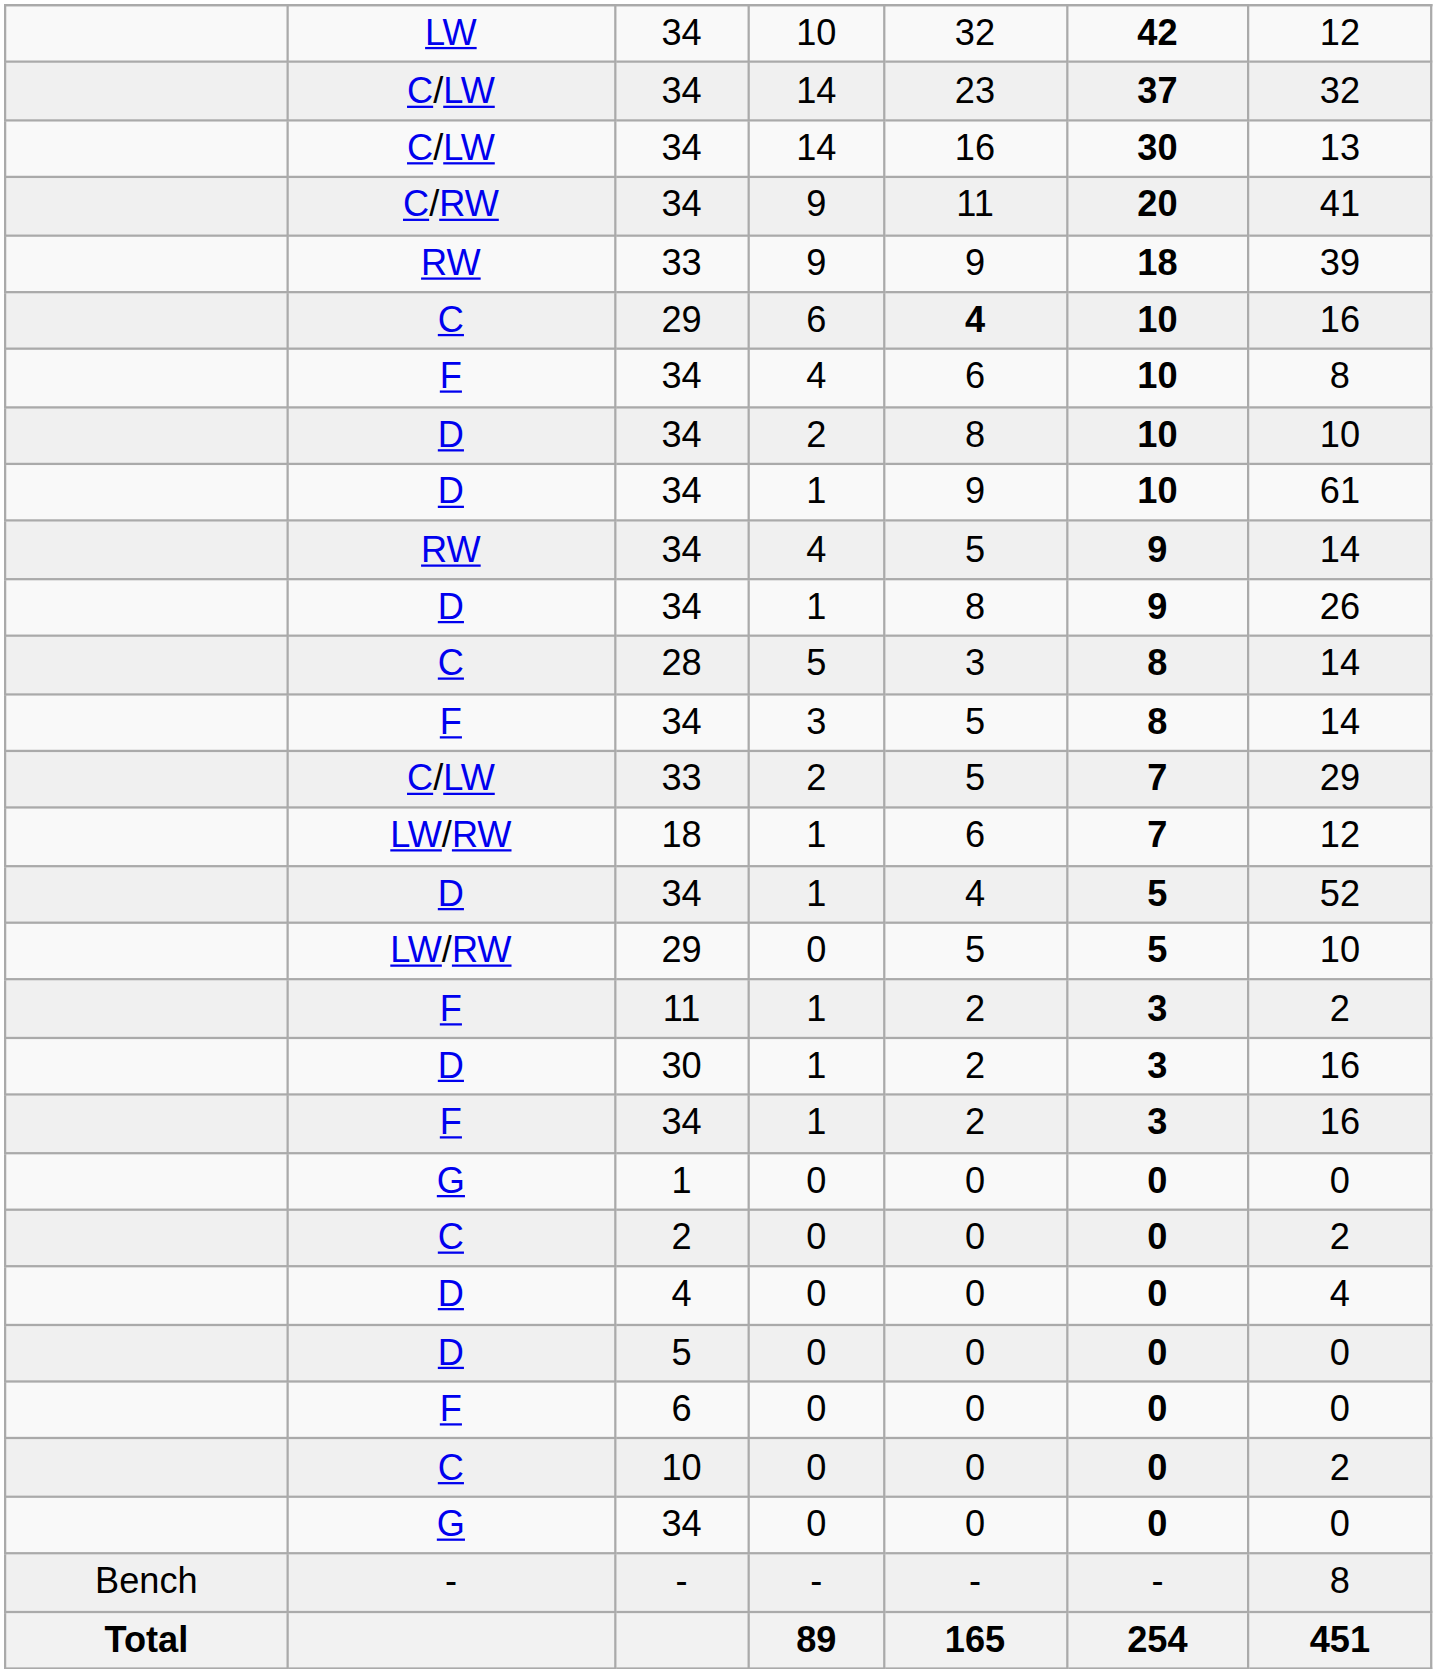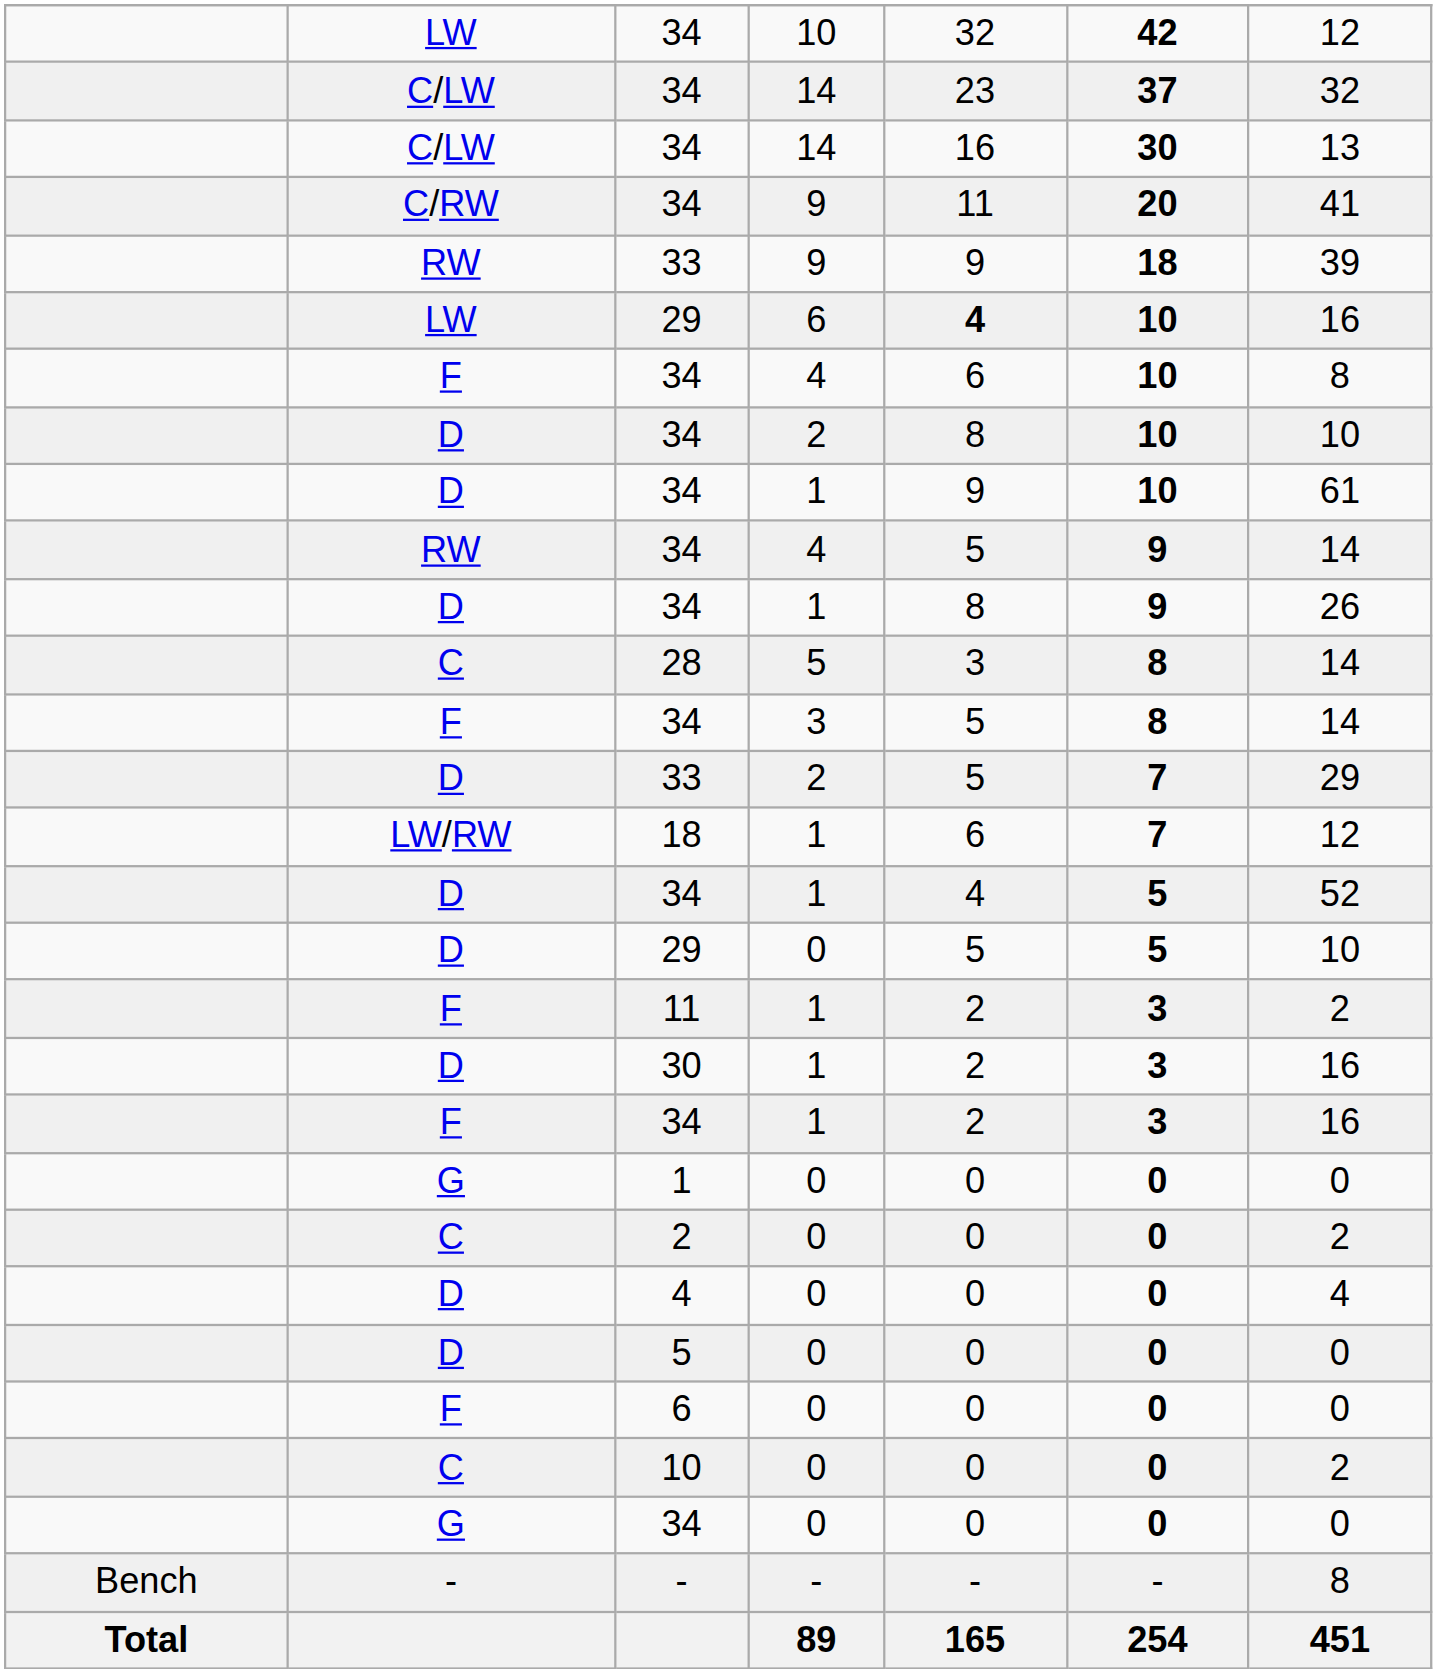(451, 319) C -> (451, 319) LW
(451, 778) C/LW -> (451, 778) D
(451, 950) LW/RW -> (451, 950) D
